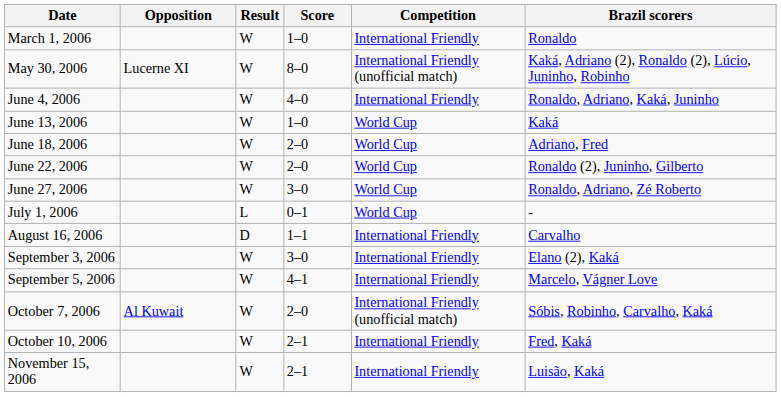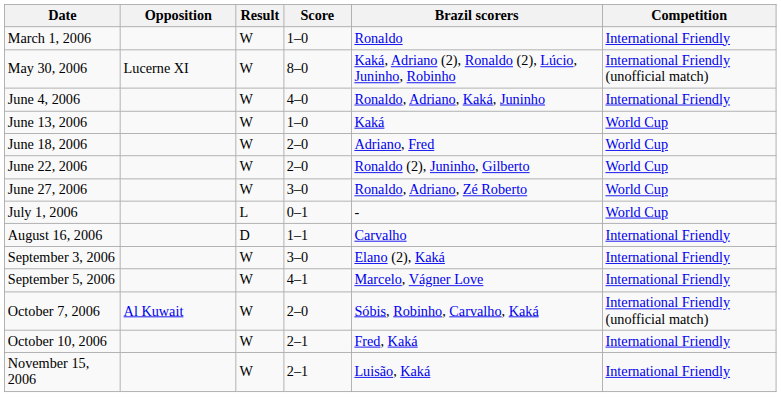columns swapped: (651, 15) <-> (438, 15)
